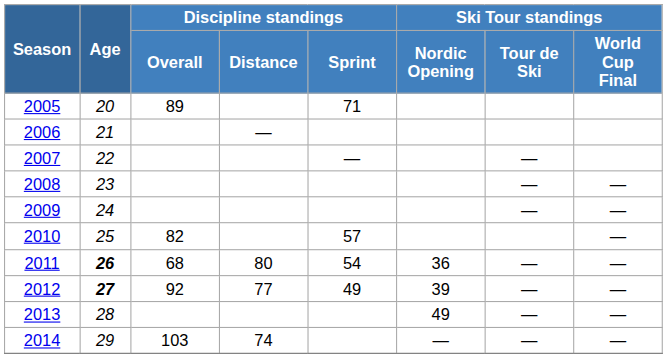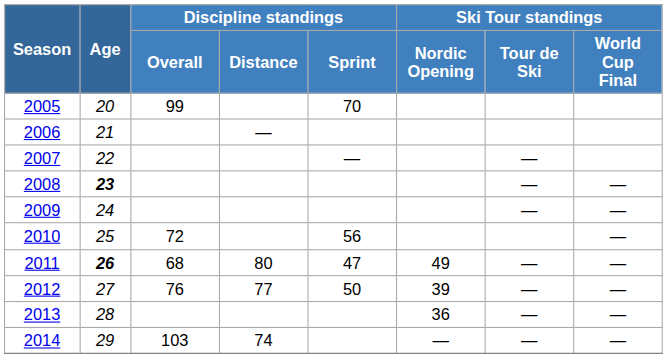(175, 106) 89 -> (175, 106) 99
(352, 106) 71 -> (352, 106) 70
(105, 184) normal -> (105, 184) bold
(175, 236) 82 -> (175, 236) 72
(352, 236) 57 -> (352, 236) 56
(352, 262) 54 -> (352, 262) 47
(441, 262) 36 -> (441, 262) 49
(105, 288) bold -> (105, 288) normal
(175, 288) 92 -> (175, 288) 76
(352, 288) 49 -> (352, 288) 50
(441, 314) 49 -> (441, 314) 36
